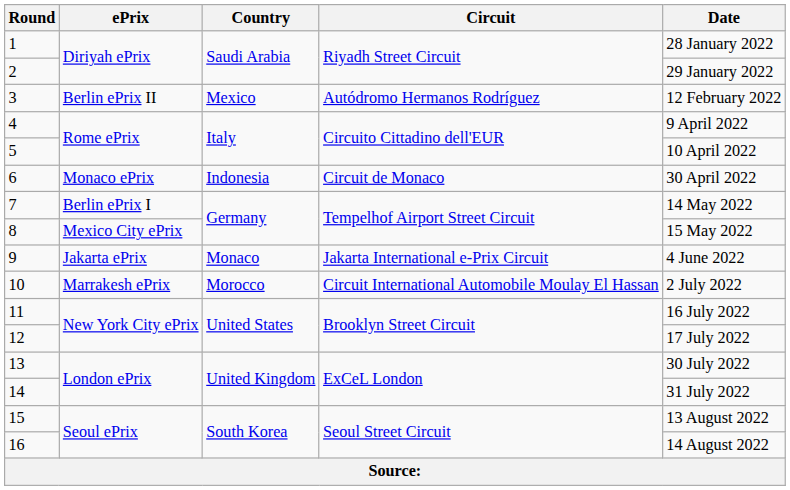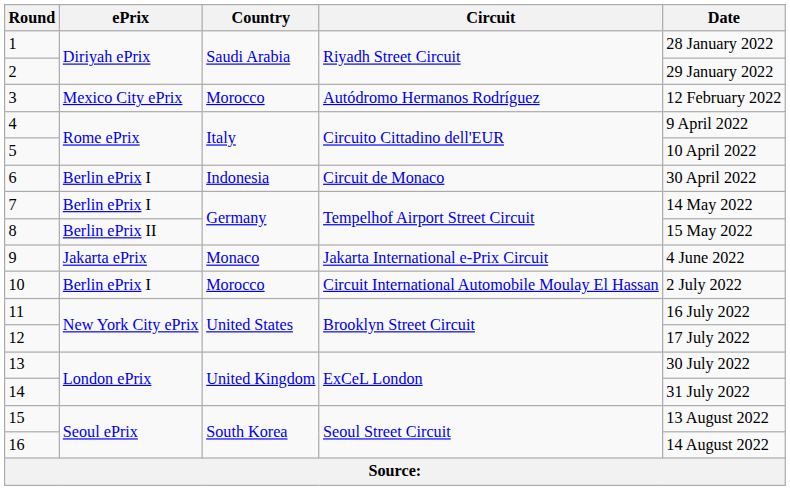(110, 97) Berlin ePrix II -> (123, 97) Mexico City ePrix
(231, 97) Mexico -> (235, 97) Morocco
(108, 177) Monaco ePrix -> (107, 177) Berlin ePrix I
(123, 231) Mexico City ePrix -> (110, 231) Berlin ePrix II
(117, 284) Marrakesh ePrix -> (107, 284) Berlin ePrix I
